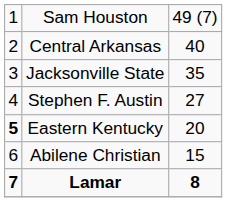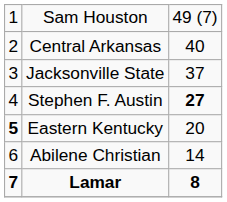(195, 73) 35 -> (195, 73) 37
(195, 100) normal -> (195, 100) bold
(195, 155) 15 -> (195, 155) 14
